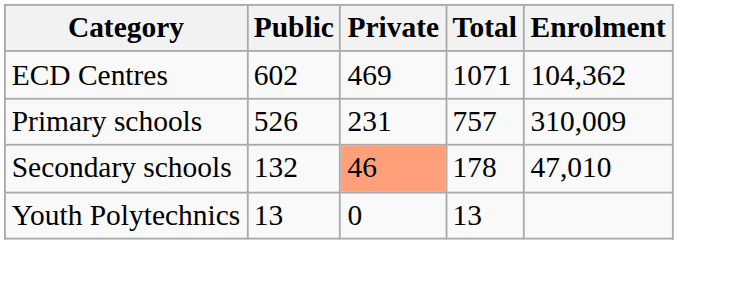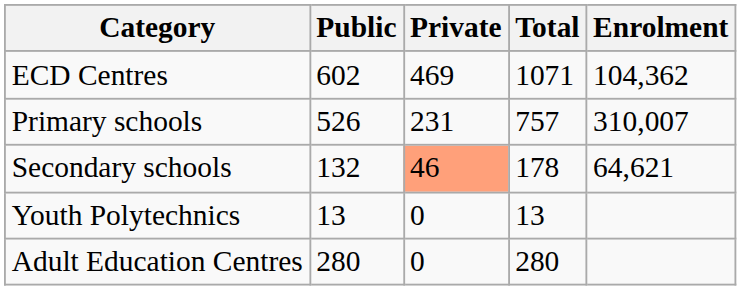(578, 121) 310,009 -> (641, 121) 310,007
(571, 167) 47,010 -> (634, 167) 64,621
+ row: (157, 261)
